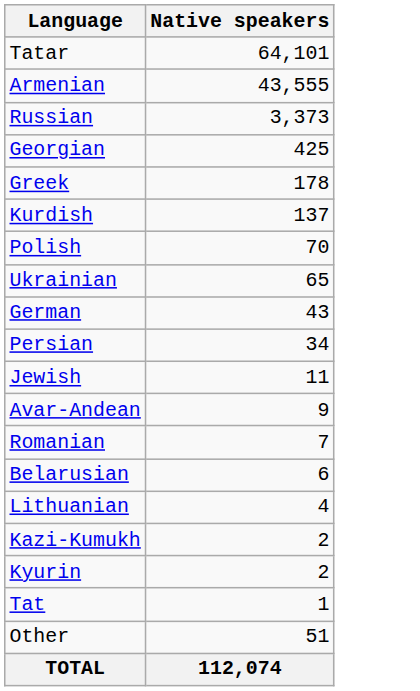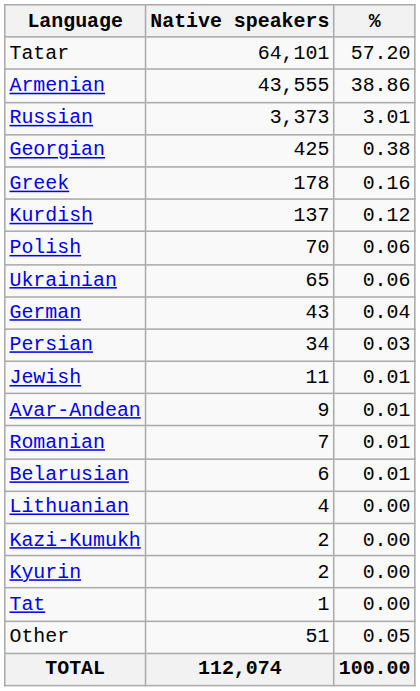+ column: (375, 21)
